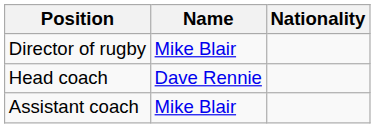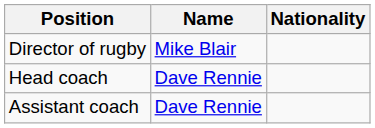(195, 107) Mike Blair -> (208, 107) Dave Rennie
